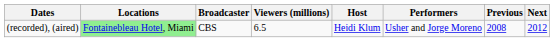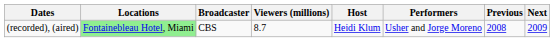(260, 28) 6.5 -> (260, 28) 8.7
(537, 28) 2012 -> (537, 28) 2009
